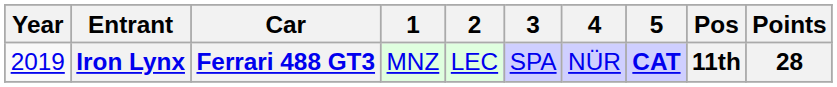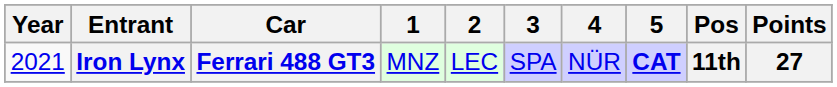(38, 62) 2019 -> (38, 62) 2021
(789, 62) 28 -> (789, 62) 27
